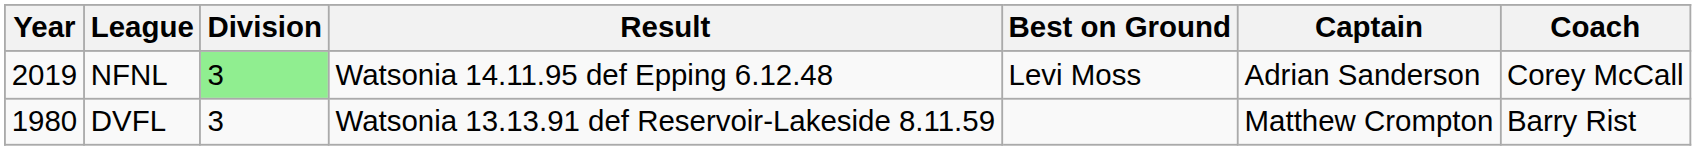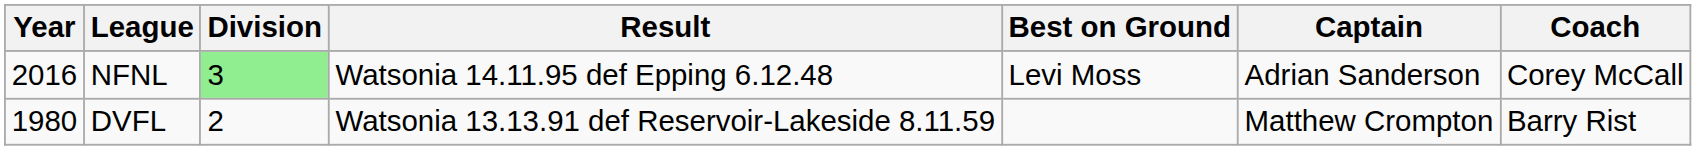(44, 74) 2019 -> (44, 74) 2016
(216, 121) 3 -> (216, 121) 2
